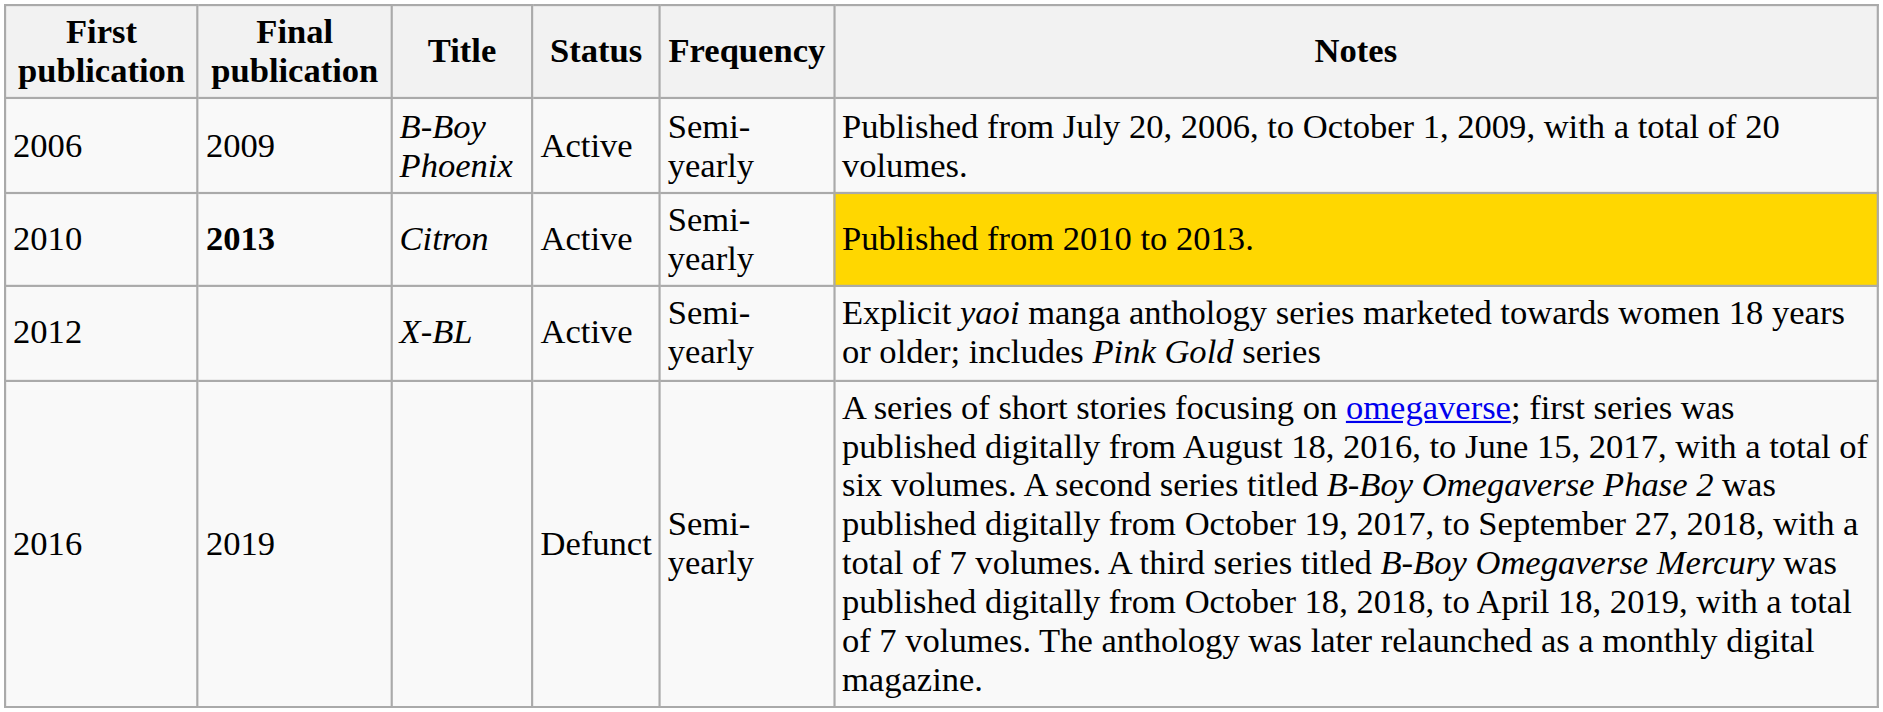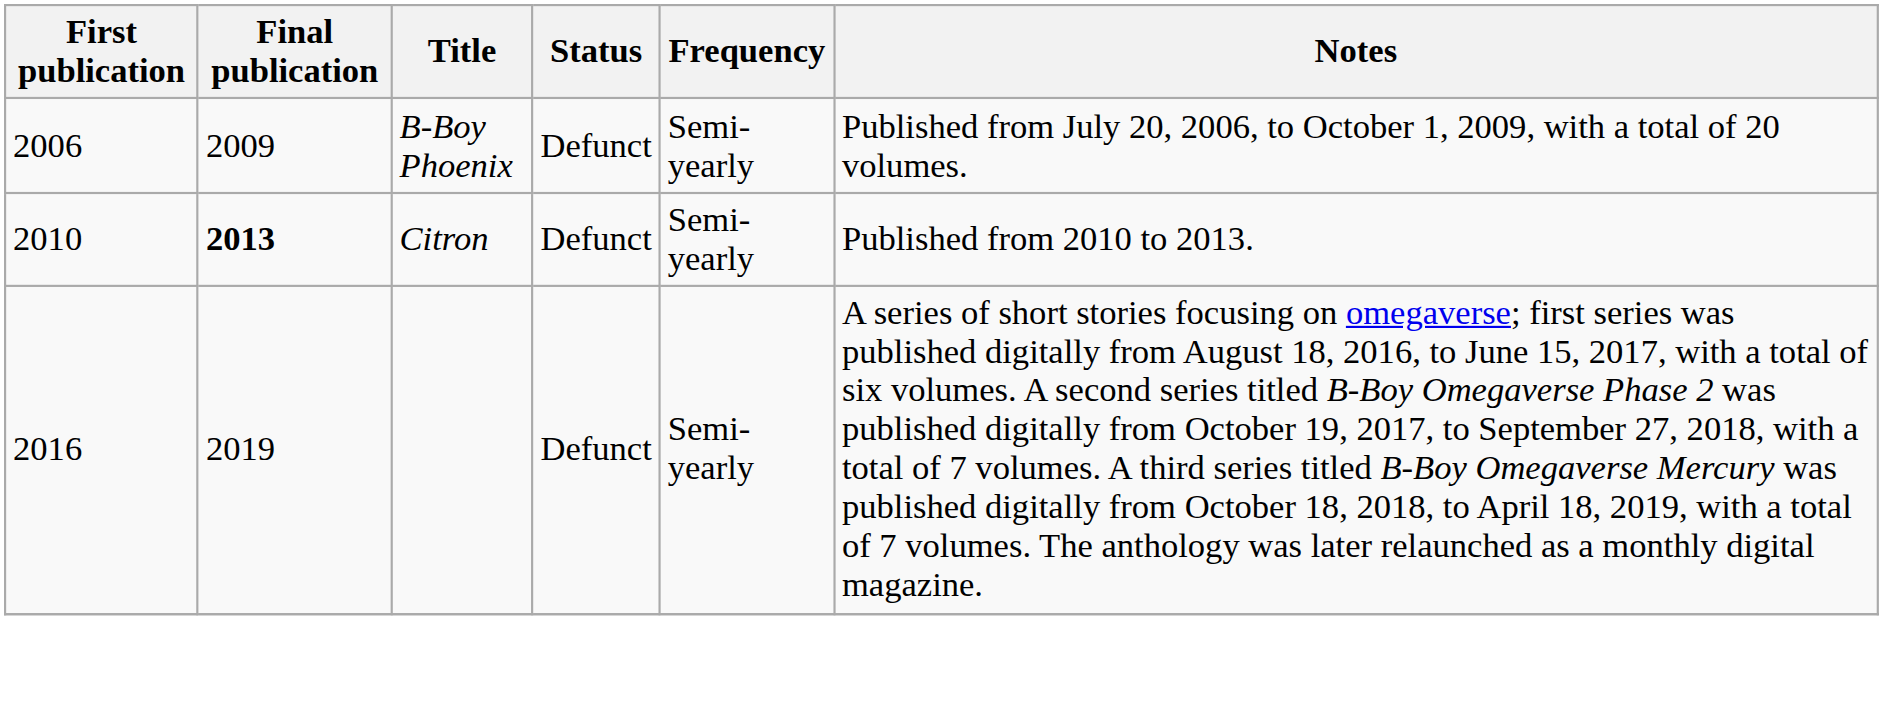(587, 145) Active -> (596, 145) Defunct
(587, 238) Active -> (596, 238) Defunct
(1048, 238) gold background -> (1048, 238) no background
- row: (48, 332)
